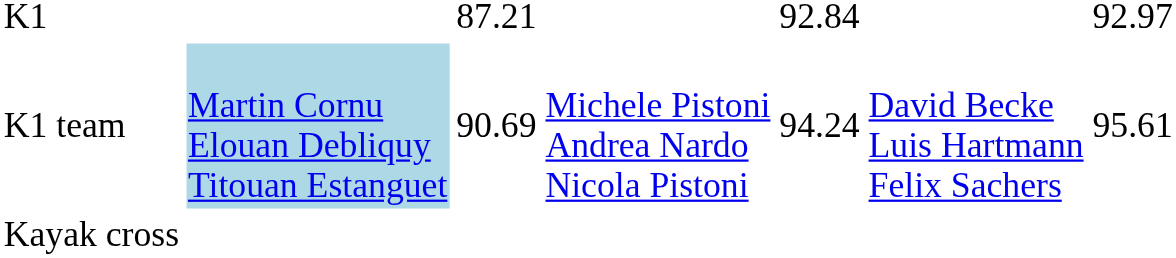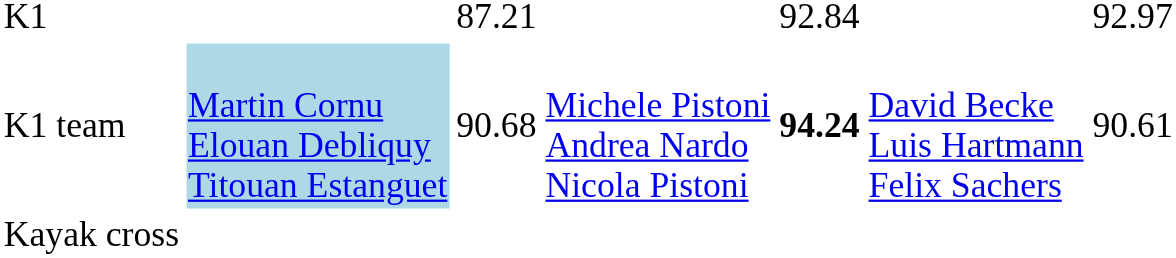(496, 125) 90.69 -> (496, 125) 90.68
(819, 125) normal -> (819, 125) bold
(1133, 125) 95.61 -> (1133, 125) 90.61
